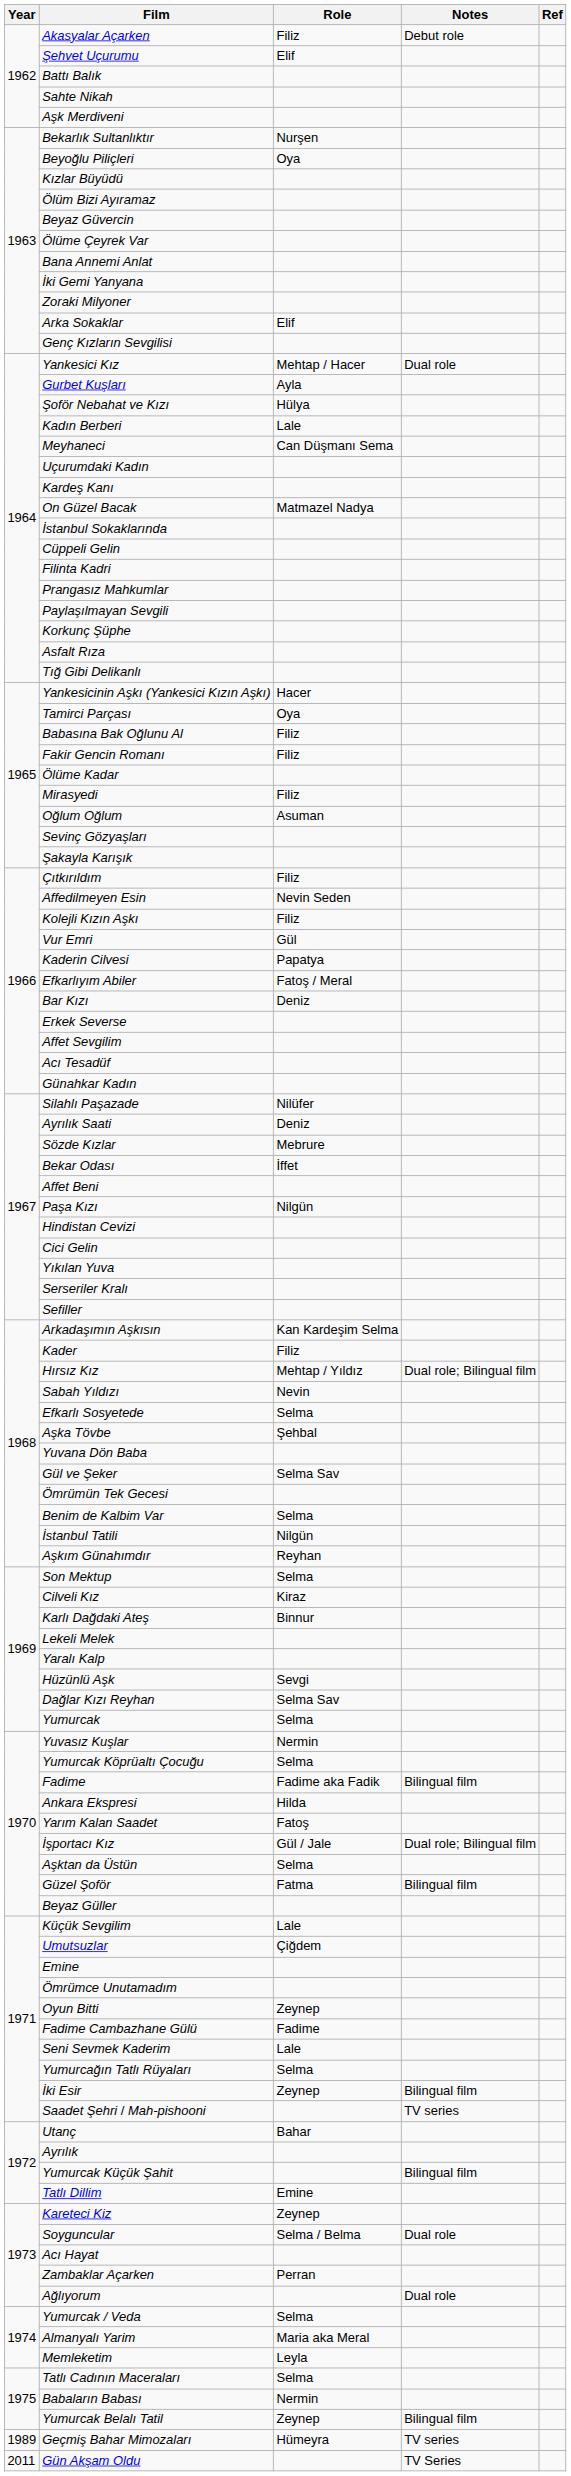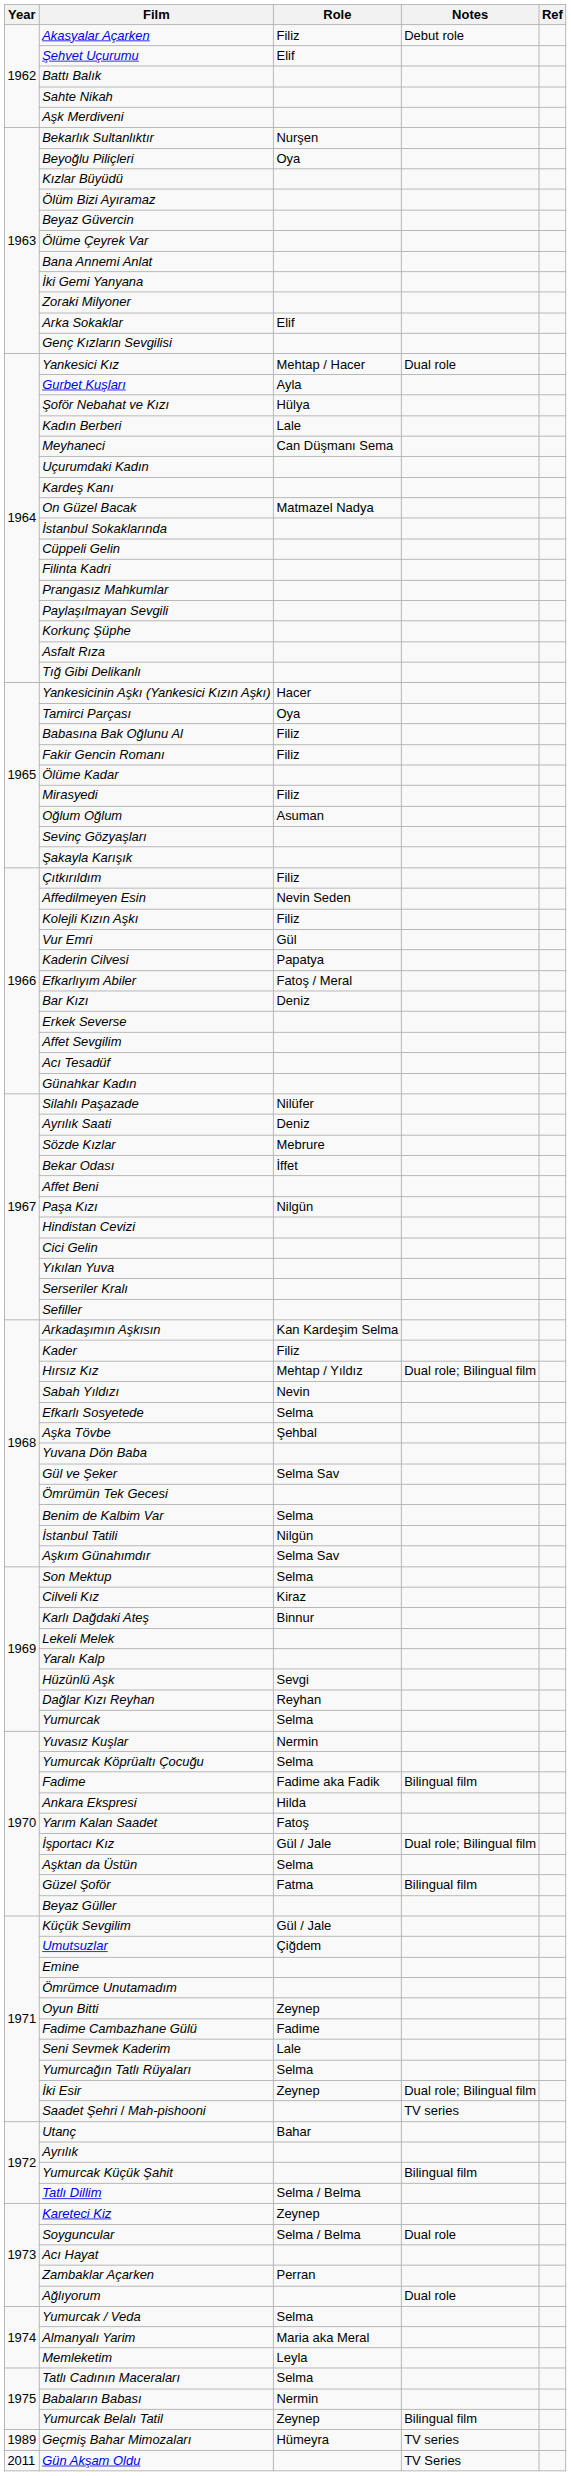(299, 1556) Reyhan -> (308, 1556) Selma Sav
(308, 1700) Selma Sav -> (299, 1700) Reyhan
(289, 1926) Lale -> (304, 1926) Gül / Jale
(441, 2090) Bilingual film -> (470, 2090) Dual role; Bilingual film
(295, 2193) Emine -> (319, 2193) Selma / Belma
